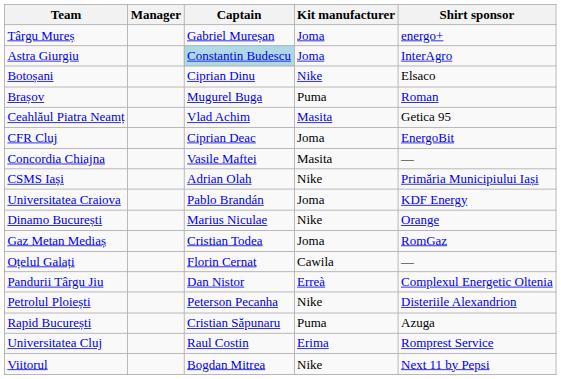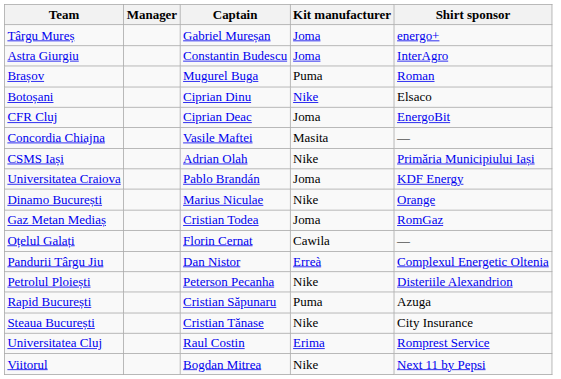(239, 55) lightblue background -> (235, 55) no background
rows swapped: (26, 96) <-> (30, 76)
- row: (66, 117)
+ row: (51, 323)
